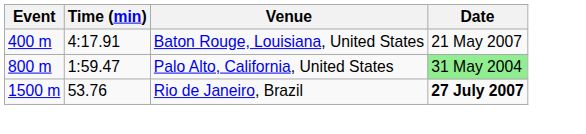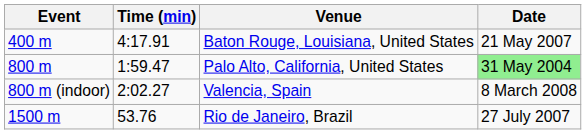+ row: (257, 91)
(478, 91) bold -> (525, 116) normal
